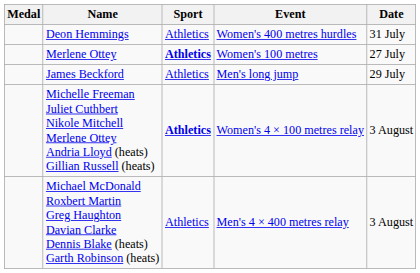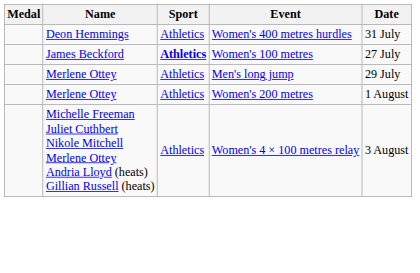(81, 54) Merlene Ottey -> (85, 54) James Beckford
(85, 74) James Beckford -> (81, 74) Merlene Ottey
+ row: (262, 94)
(188, 130) bold -> (182, 150) normal
- row: (283, 222)
